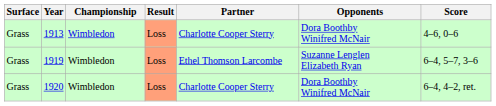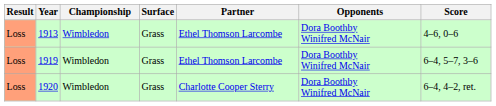columns swapped: (161, 12) <-> (23, 12)
(226, 33) Charlotte Cooper Sterry -> (230, 33) Ethel Thomson Larcombe
(335, 60) Suzanne Lenglen Elizabeth Ryan -> (335, 60) Dora Boothby Winifred McNair
